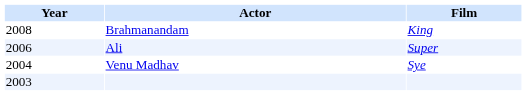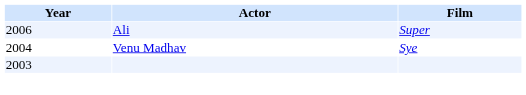- row: (147, 30)
